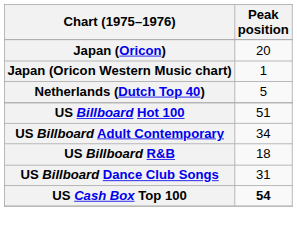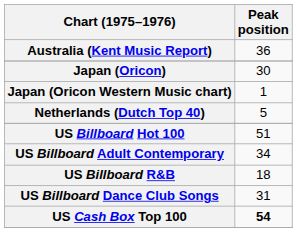+ row: (120, 50)
(263, 50) 20 -> (263, 71) 30
